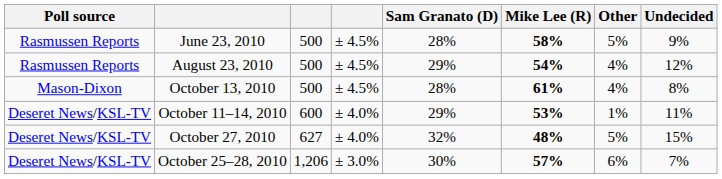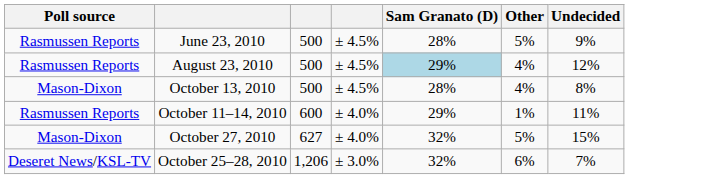- column: (548, 16)
(442, 64) no background -> (442, 64) lightblue background
(80, 112) Deseret News/KSL-TV -> (80, 112) Rasmussen Reports
(80, 137) Deseret News/KSL-TV -> (80, 137) Mason-Dixon
(442, 161) 30% -> (442, 161) 32%
